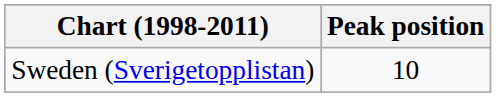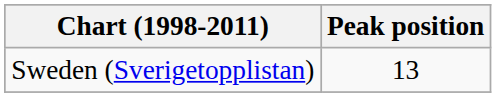(406, 69) 10 -> (406, 69) 13
